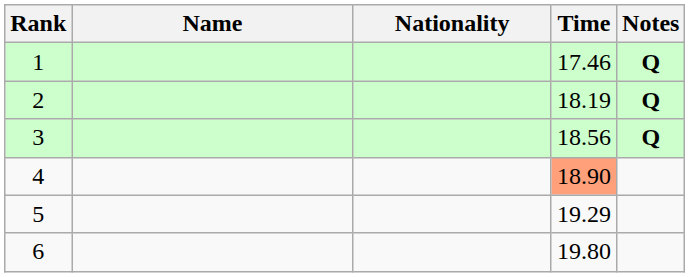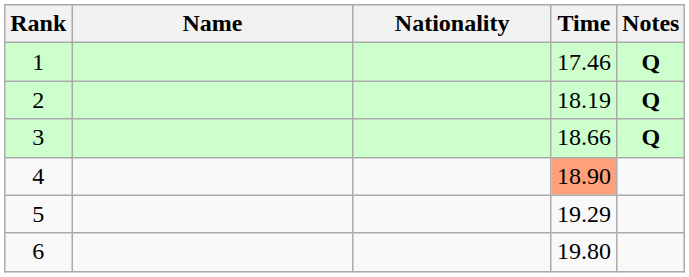(584, 137) 18.56 -> (584, 137) 18.66
